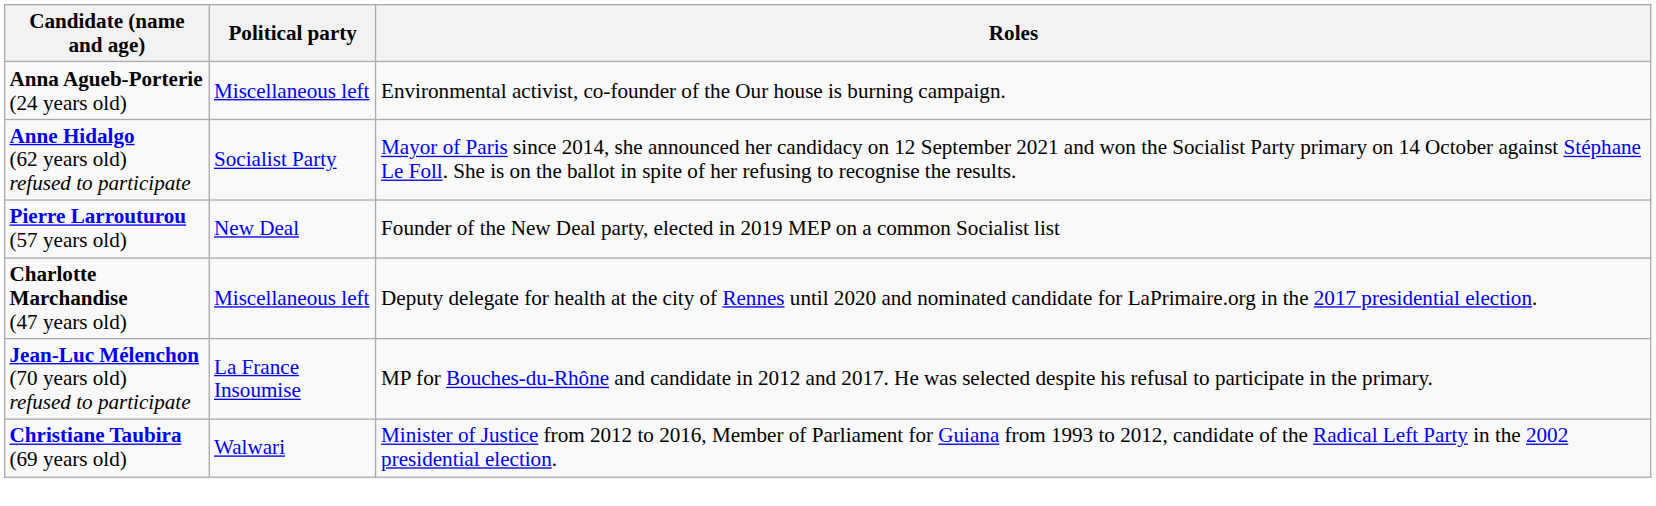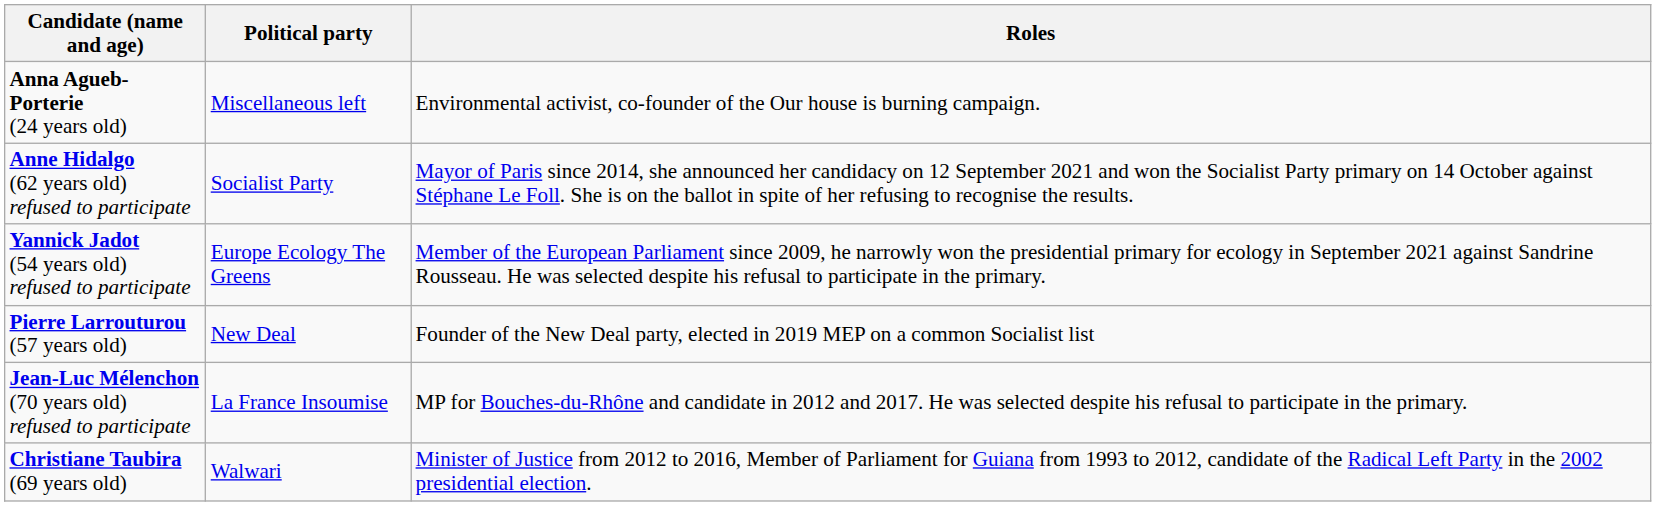+ row: (100, 264)
- row: (69, 297)
